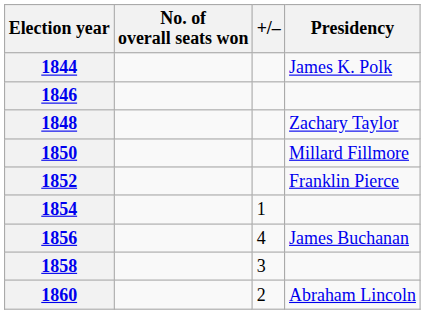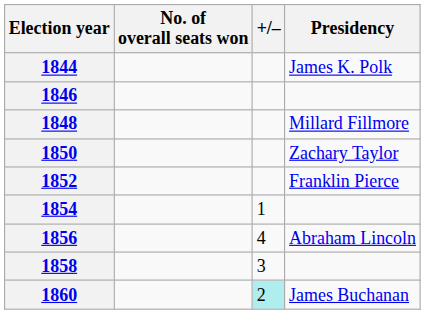(344, 124) Zachary Taylor -> (349, 124) Millard Fillmore
(349, 152) Millard Fillmore -> (344, 152) Zachary Taylor
(349, 237) James Buchanan -> (353, 237) Abraham Lincoln
(261, 294) no background -> (261, 294) paleturquoise background
(353, 294) Abraham Lincoln -> (349, 294) James Buchanan
